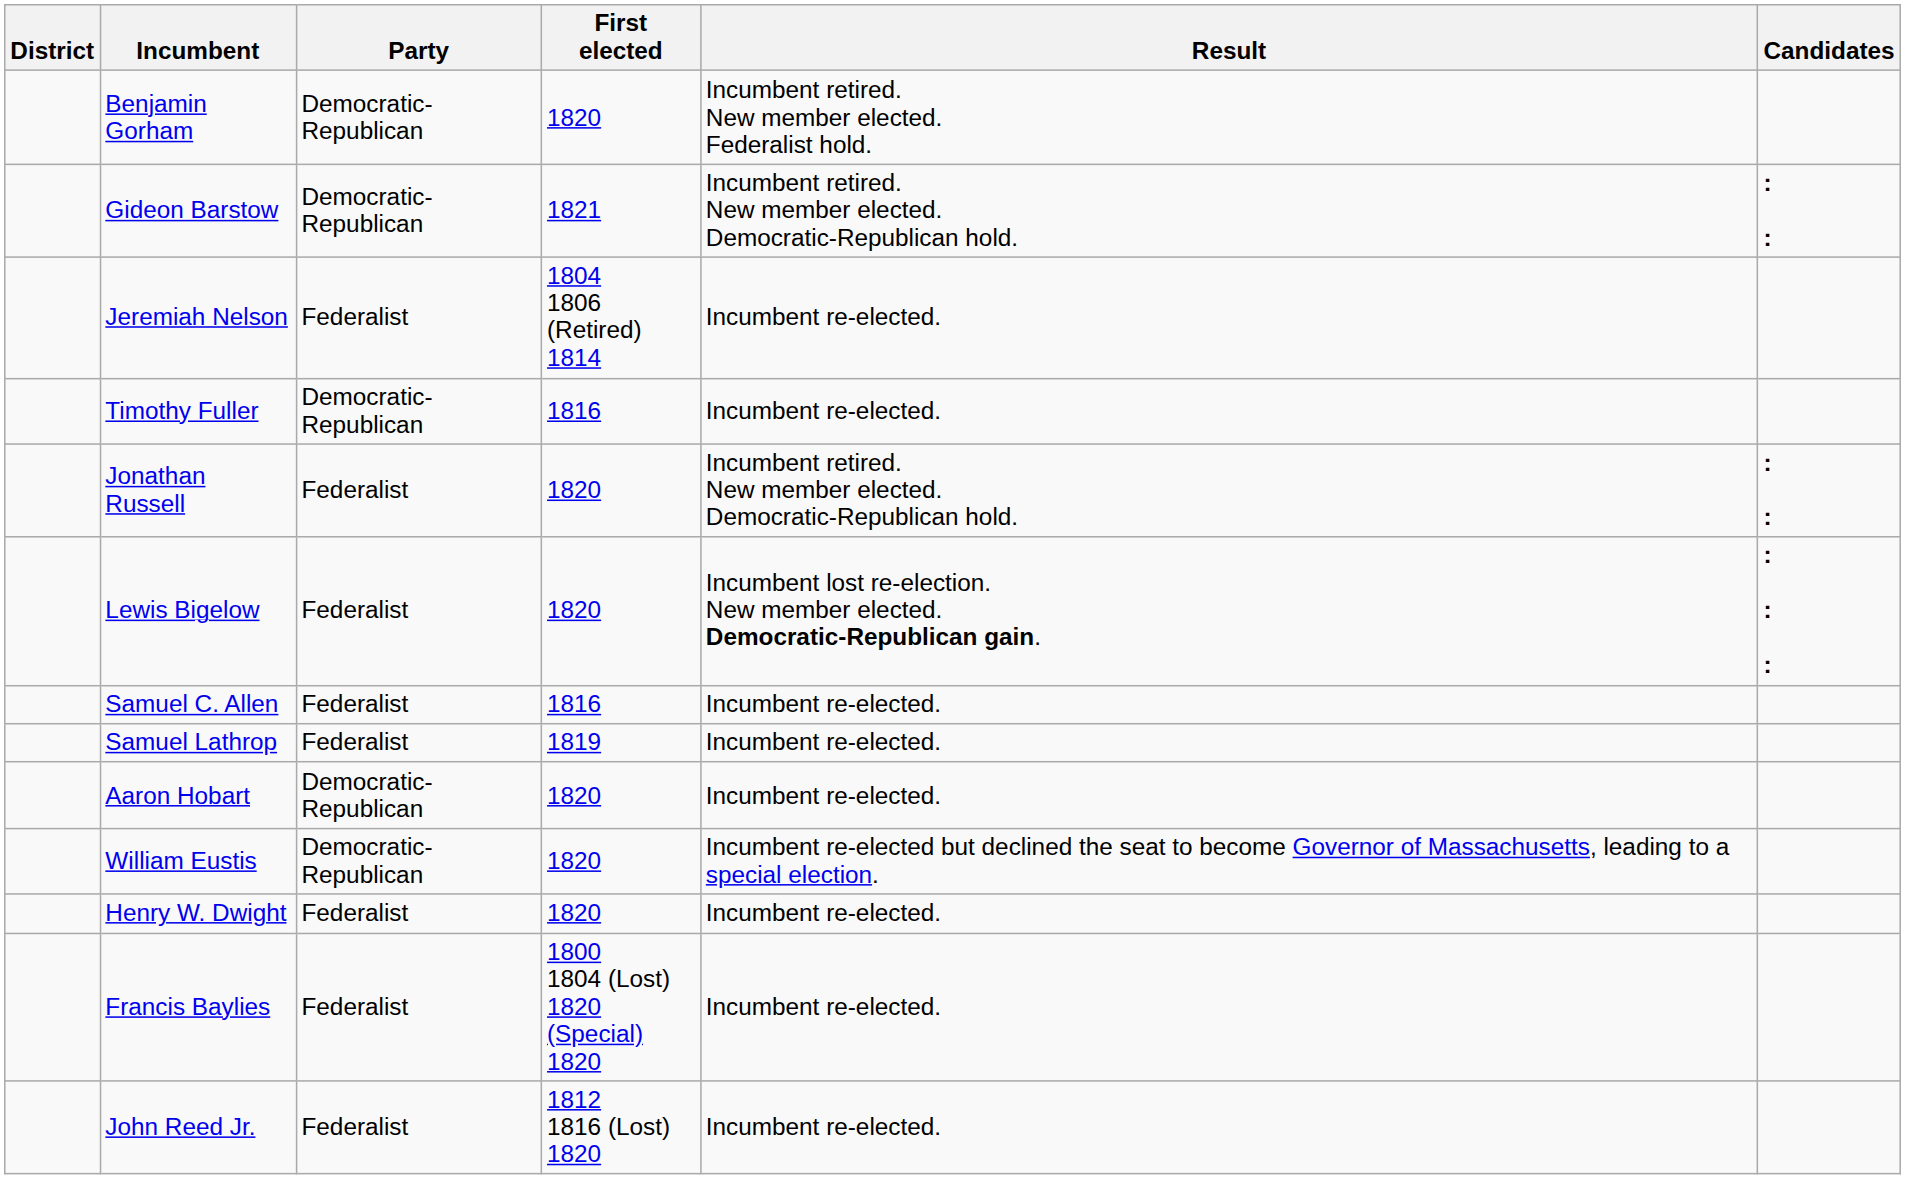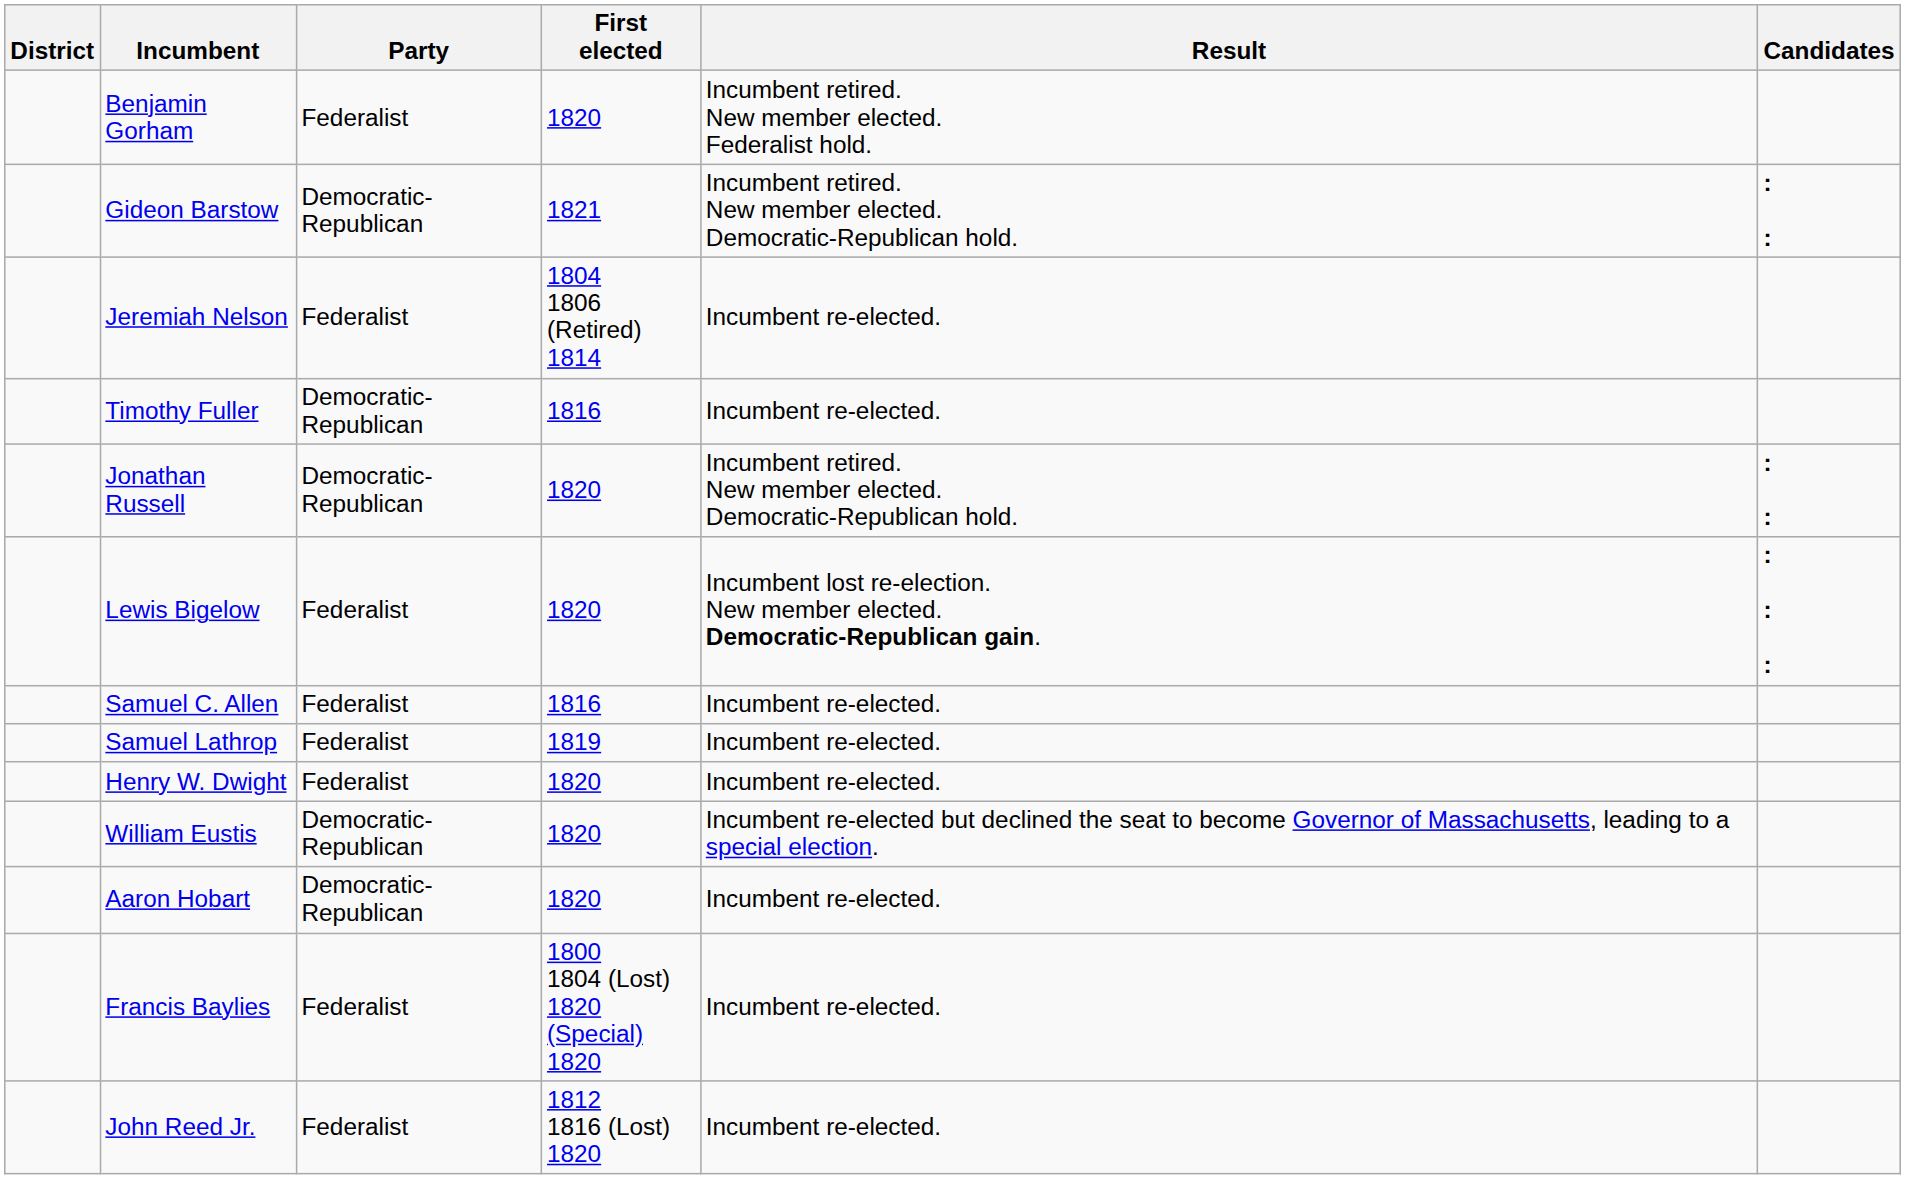(367, 117) Democratic-Republican -> (355, 117) Federalist
(355, 490) Federalist -> (367, 490) Democratic-Republican
rows swapped: (196, 913) <-> (178, 794)
